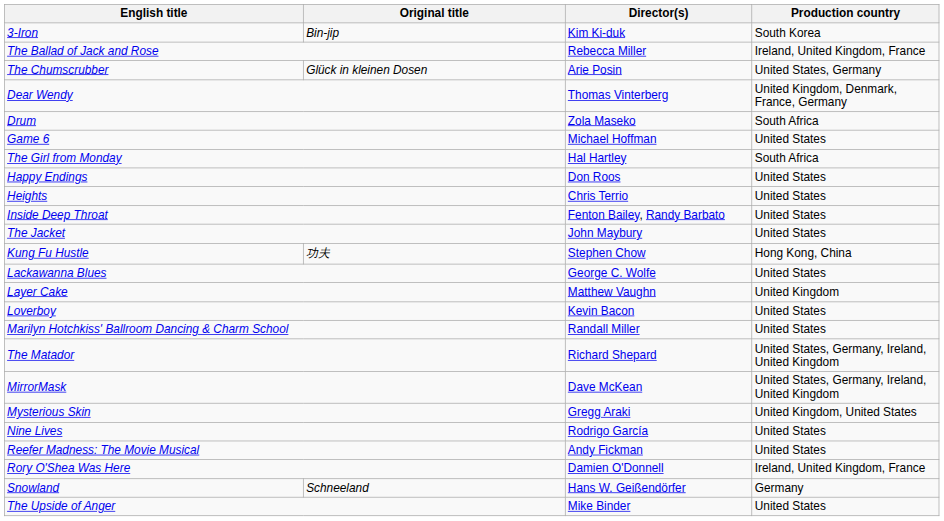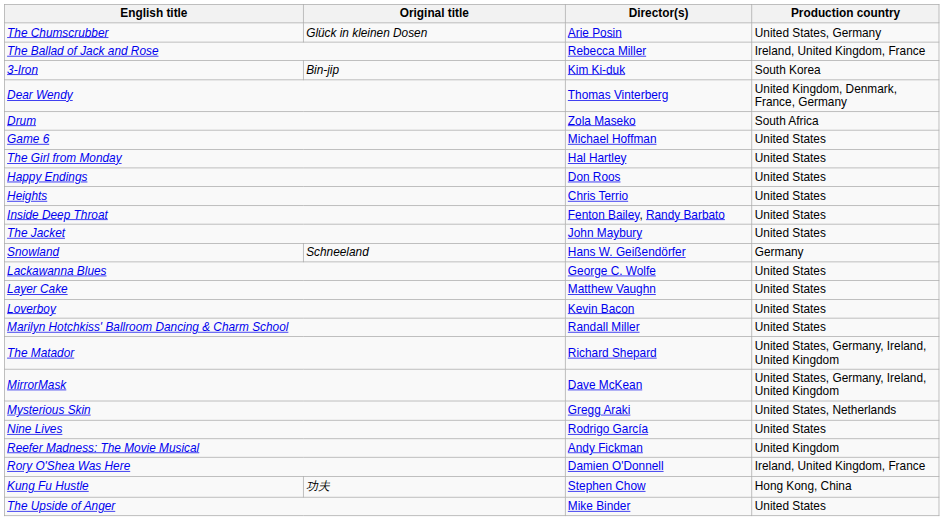rows swapped: (23, 32) <-> (58, 70)
(787, 158) South Africa -> (790, 158) United States
rows swapped: (48, 253) <-> (33, 487)
(797, 292) United Kingdom -> (790, 290) United States
(836, 412) United Kingdom, United States -> (826, 410) United States, Netherlands
(790, 450) United States -> (797, 448) United Kingdom
